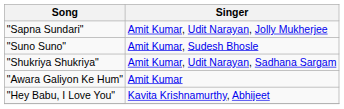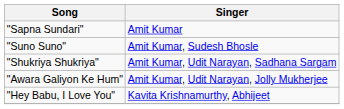(228, 29) Amit Kumar, Udit Narayan, Jolly Mukherjee -> (155, 29) Amit Kumar
(155, 79) Amit Kumar -> (228, 79) Amit Kumar, Udit Narayan, Jolly Mukherjee
